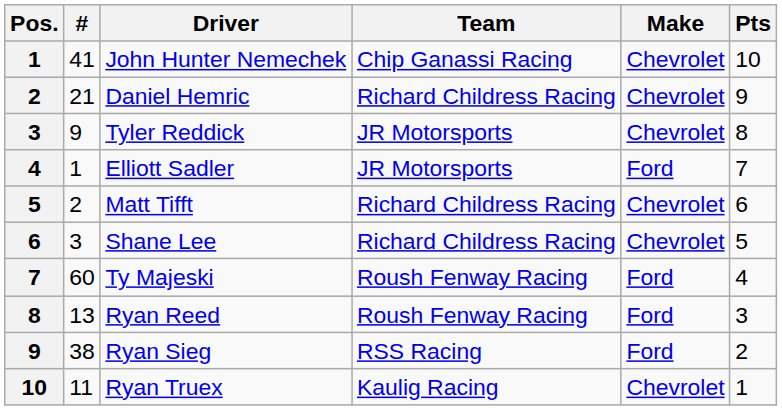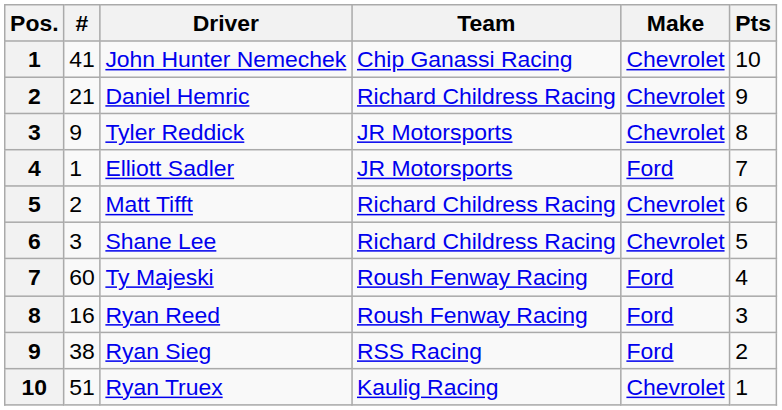(82, 314) 13 -> (82, 314) 16
(81, 386) 11 -> (82, 386) 51
